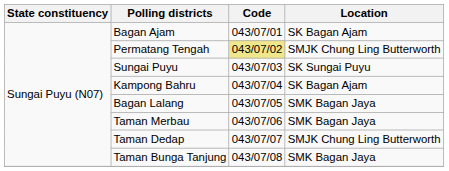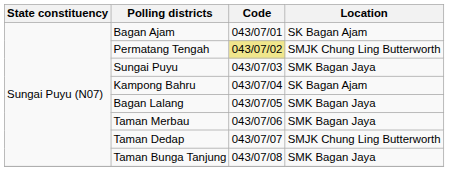(329, 68) SK Sungai Puyu -> (332, 68) SMK Bagan Jaya
